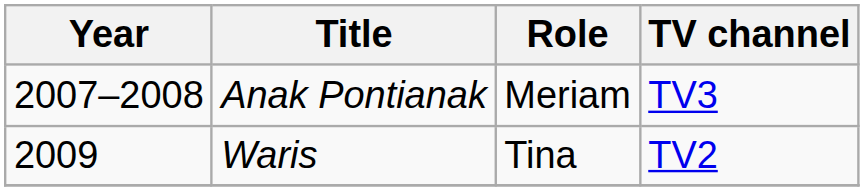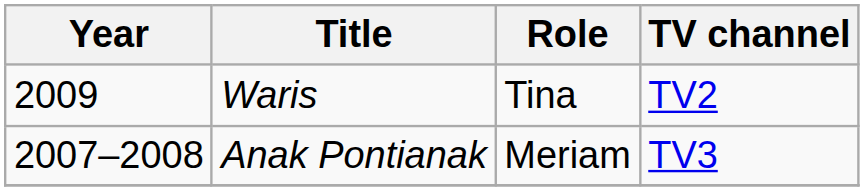rows swapped: (354, 94) <-> (269, 154)
